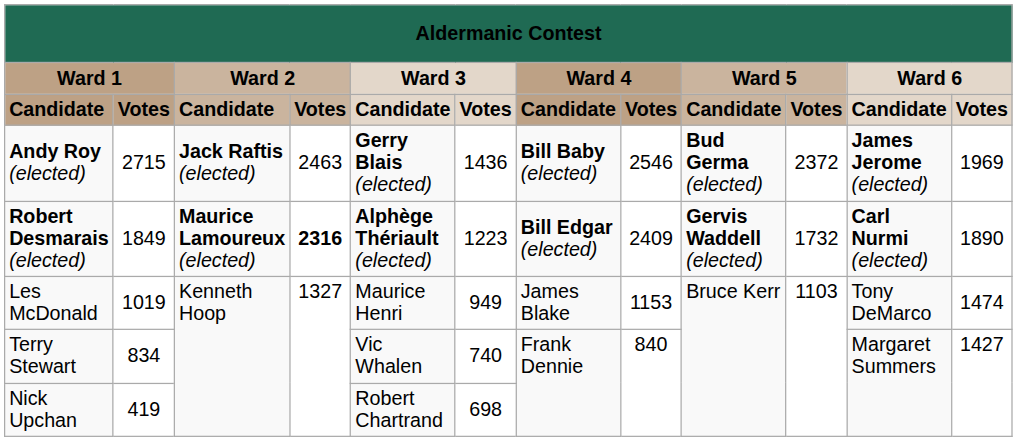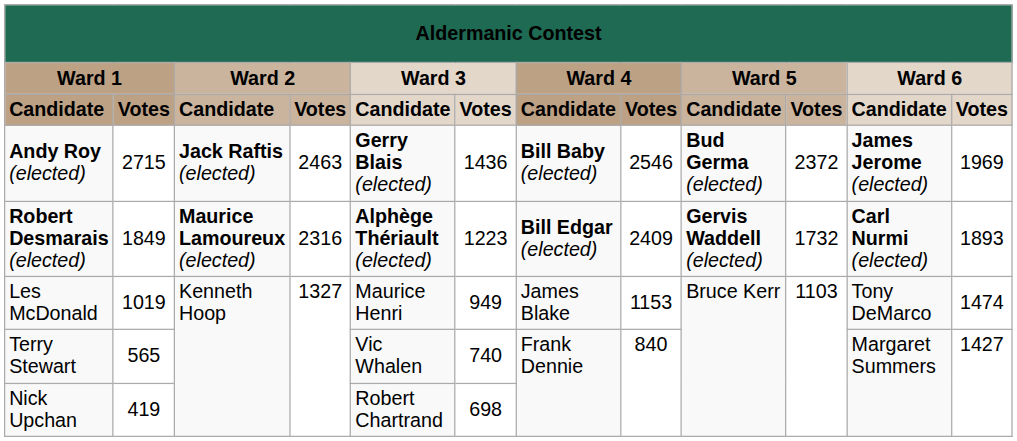(320, 238) bold -> (320, 238) normal
(982, 238) 1890 -> (982, 238) 1893
(144, 356) 834 -> (144, 356) 565
